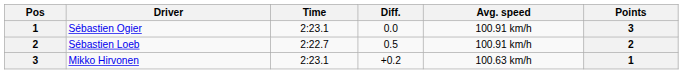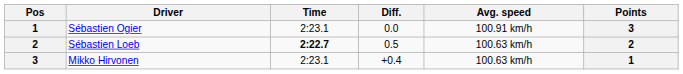(314, 45) normal -> (315, 45) bold
(504, 45) 100.91 km/h -> (504, 45) 100.63 km/h
(391, 61) +0.2 -> (391, 61) +0.4
